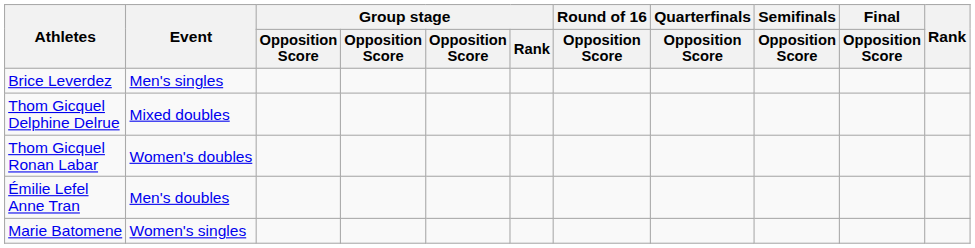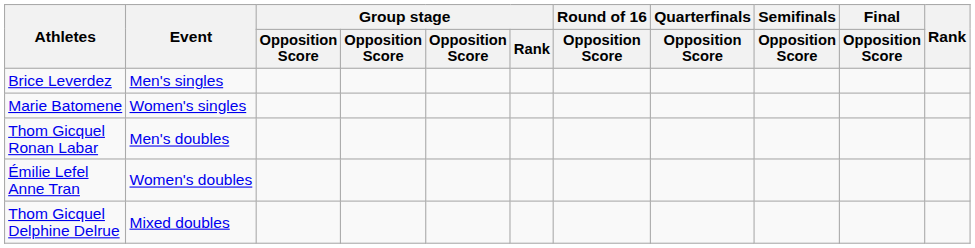rows swapped: (65, 231) <-> (64, 114)
(191, 156) Women's doubles -> (179, 139) Men's doubles
(179, 198) Men's doubles -> (191, 181) Women's doubles
